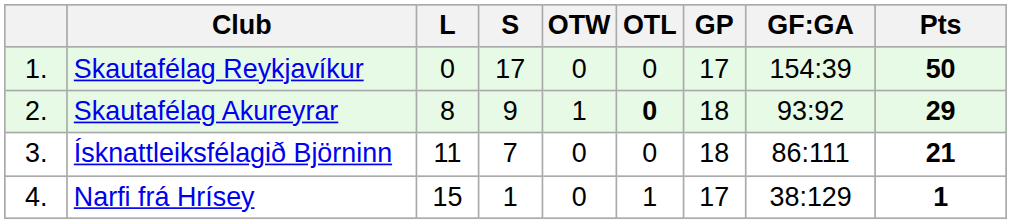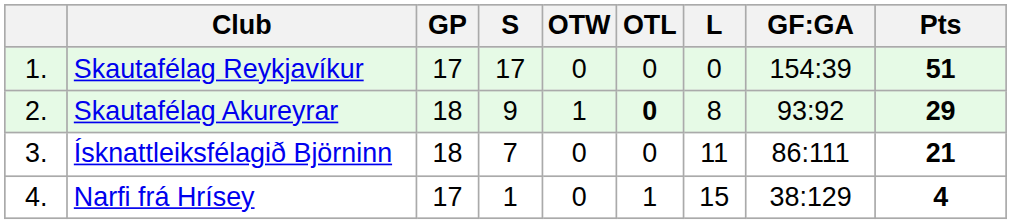columns swapped: (714, 25) <-> (447, 25)
(941, 68) 50 -> (941, 68) 51
(941, 196) 1 -> (941, 196) 4
